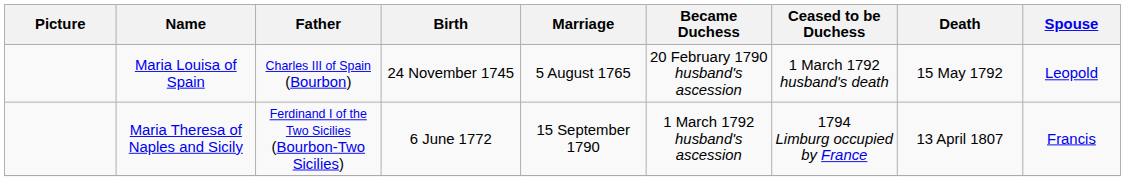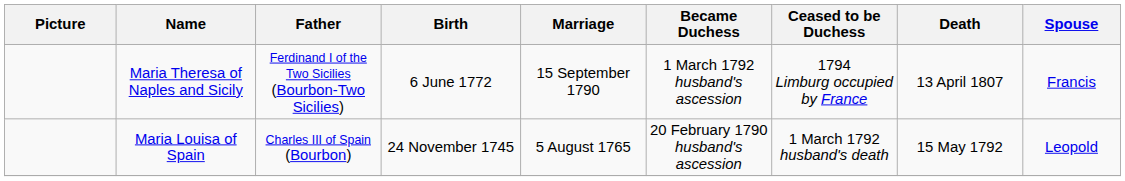rows swapped: (186, 73) <-> (186, 138)
